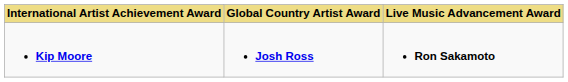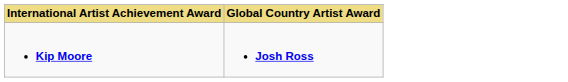- column: (473, 13)
